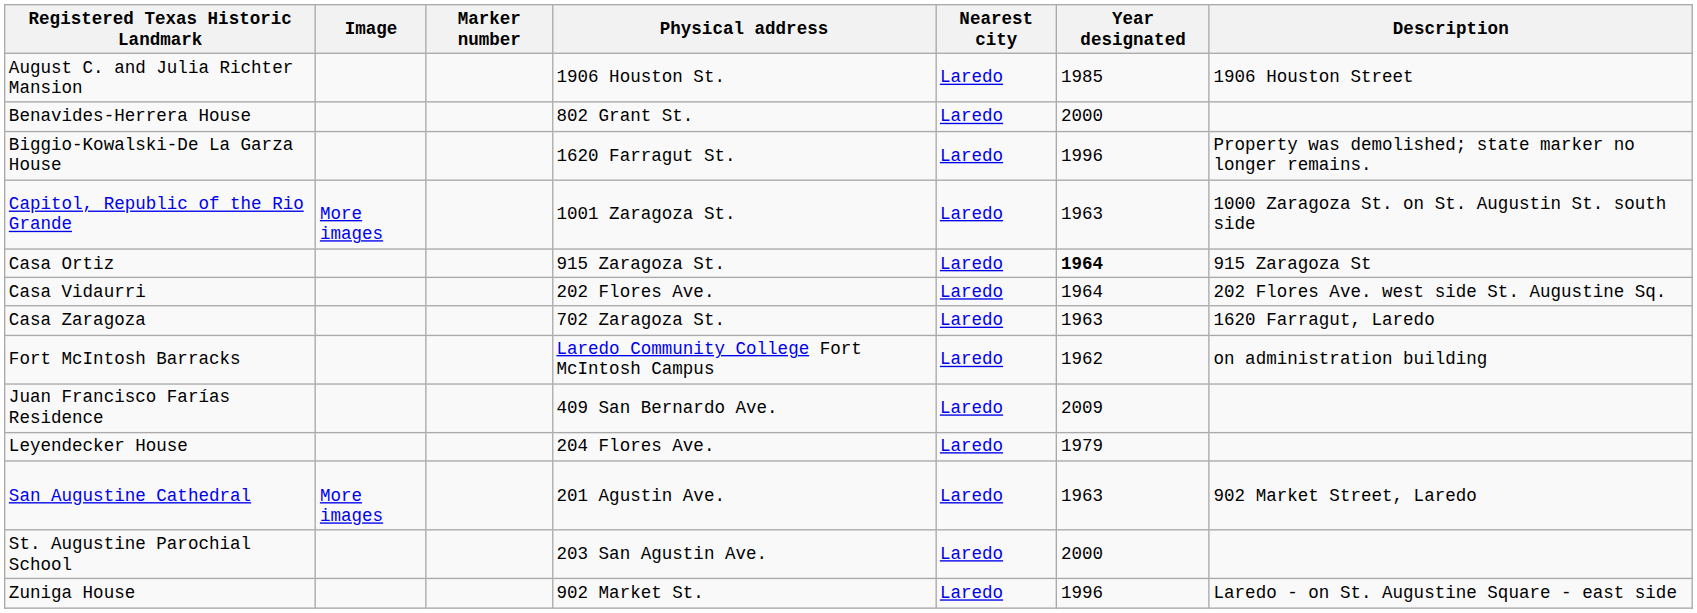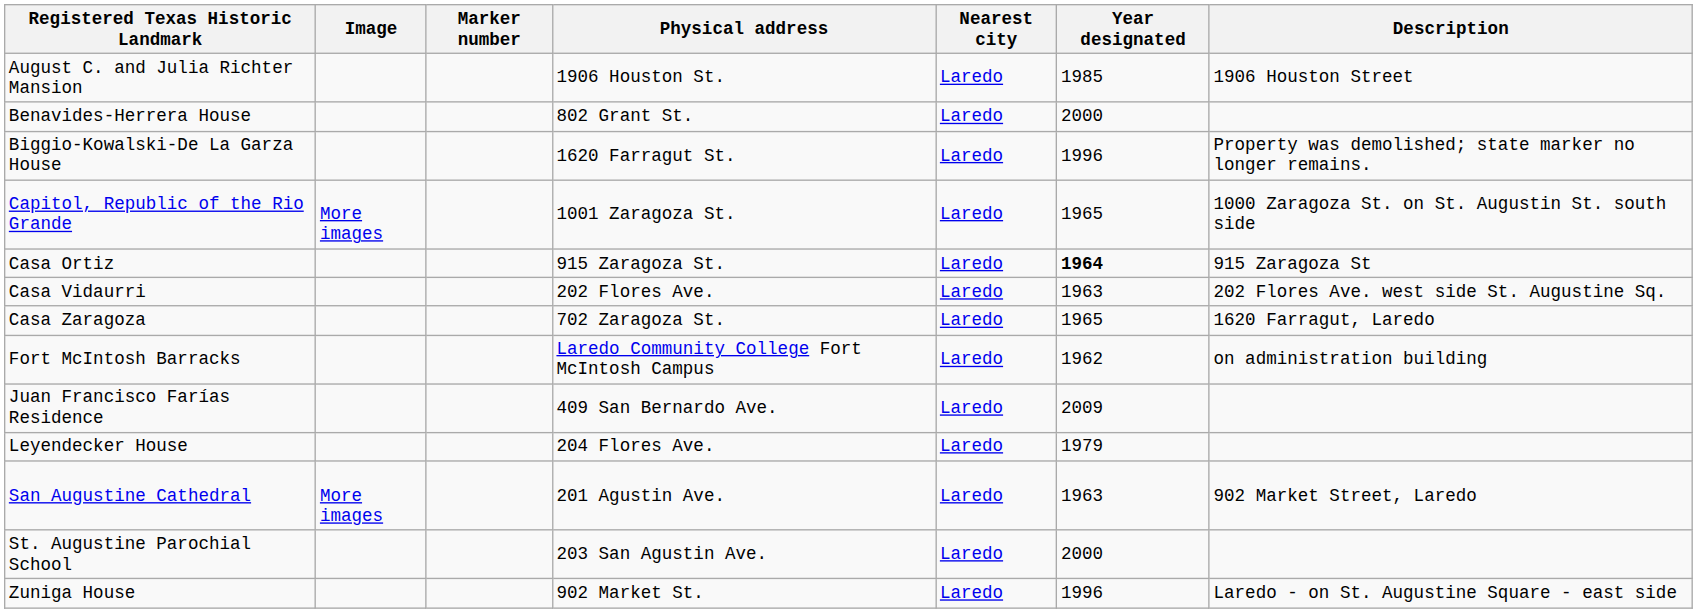(1082, 214) 1963 -> (1082, 214) 1965
(1082, 292) 1964 -> (1082, 292) 1963
(1082, 320) 1963 -> (1082, 320) 1965
